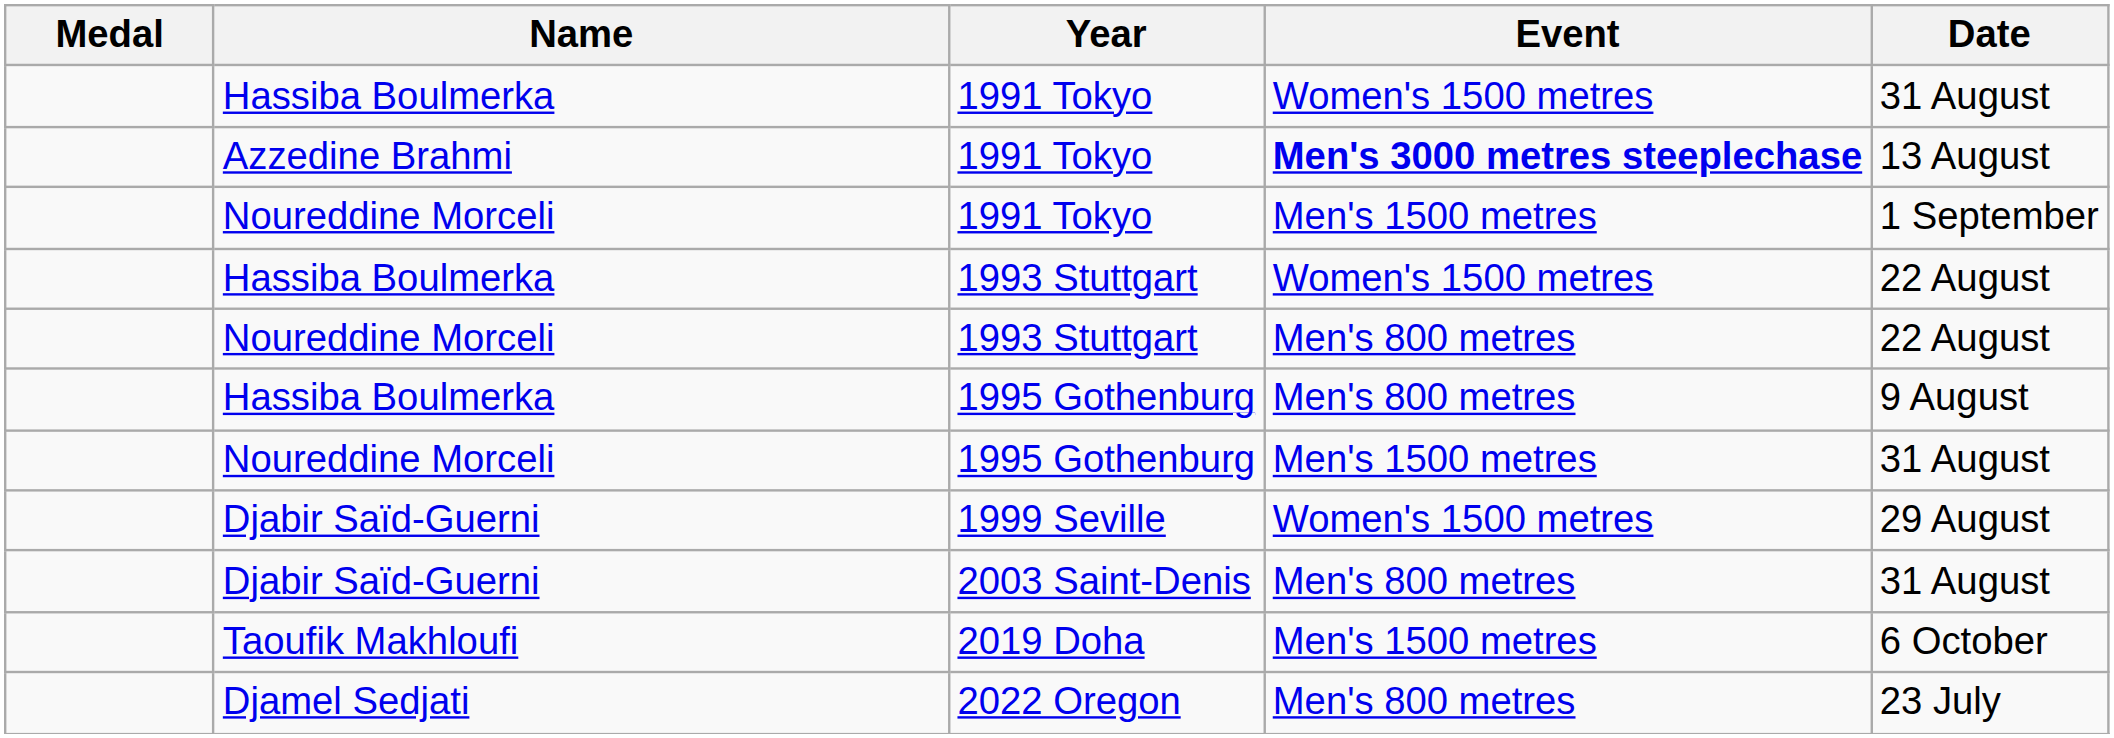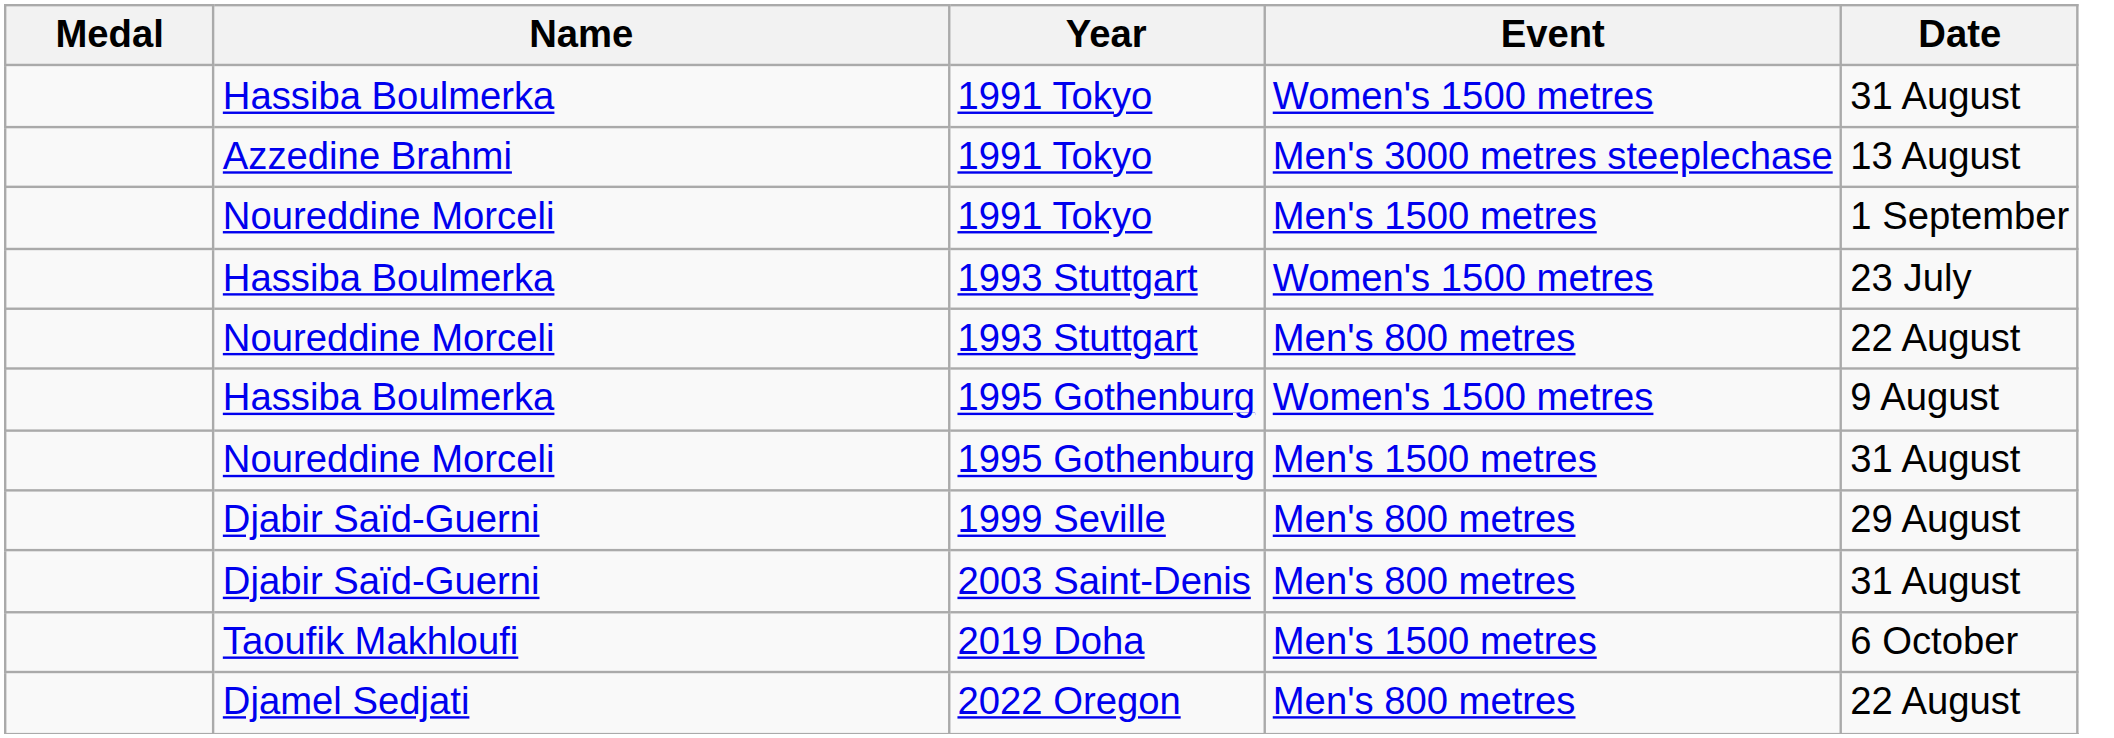(1567, 156) bold -> (1553, 156) normal
(1965, 277) 22 August -> (1911, 277) 23 July
(1424, 398) Men's 800 metres -> (1463, 398) Women's 1500 metres
(1463, 519) Women's 1500 metres -> (1424, 519) Men's 800 metres
(1940, 701) 23 July -> (1935, 701) 22 August
